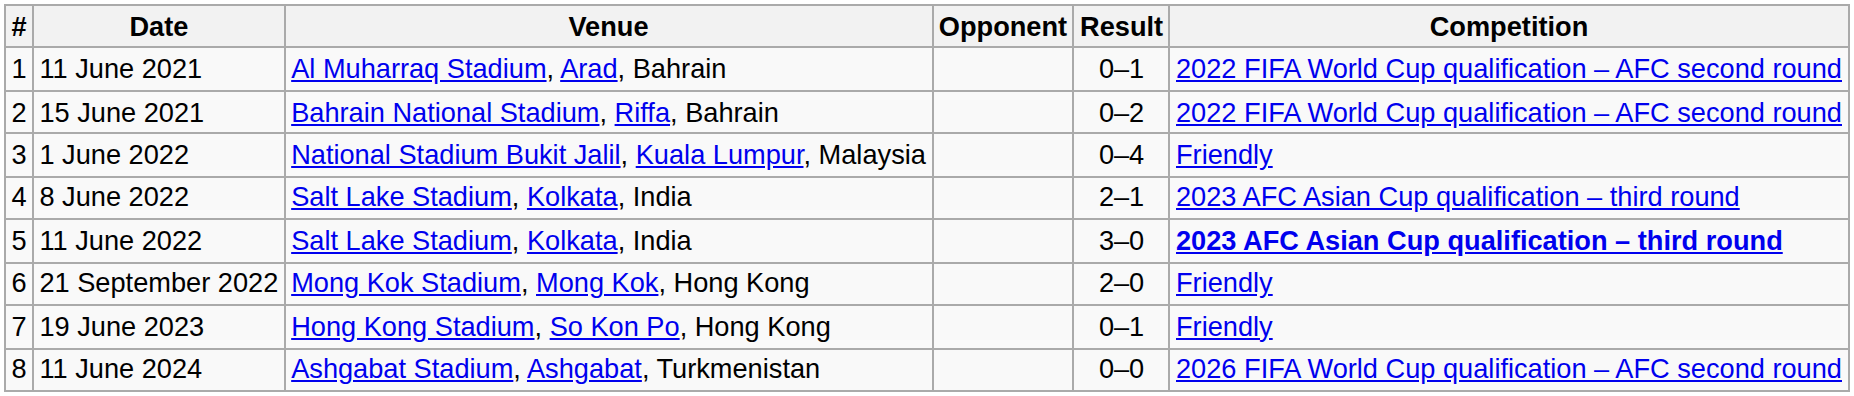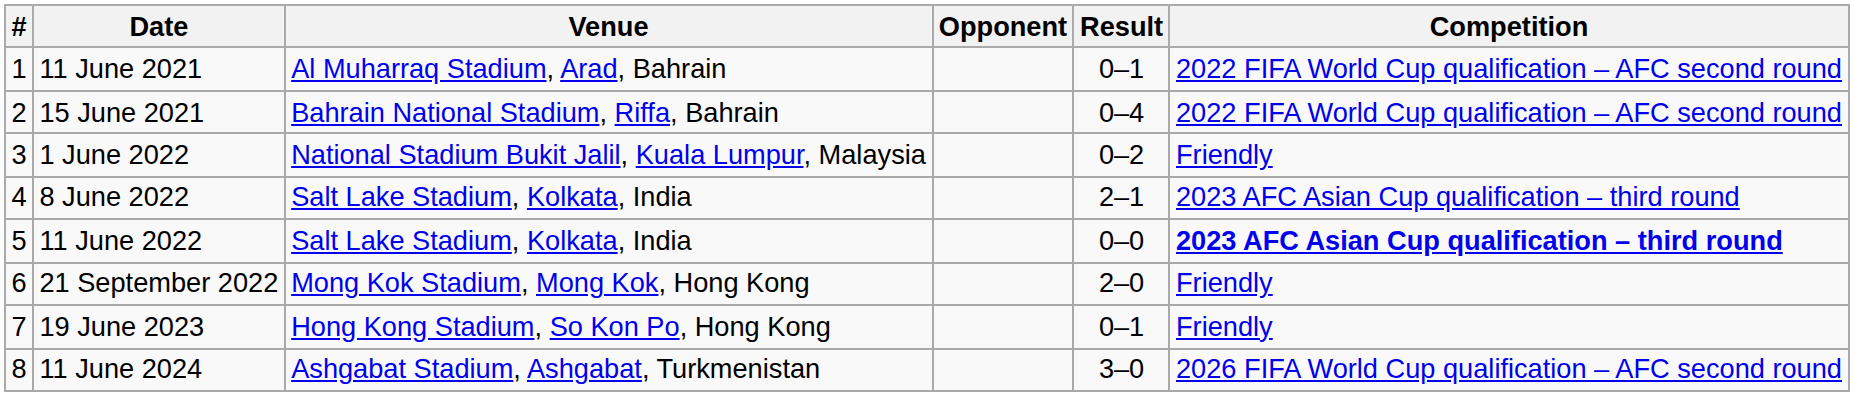(1122, 112) 0–2 -> (1122, 112) 0–4
(1122, 155) 0–4 -> (1122, 155) 0–2
(1122, 240) 3–0 -> (1122, 240) 0–0
(1122, 369) 0–0 -> (1122, 369) 3–0
